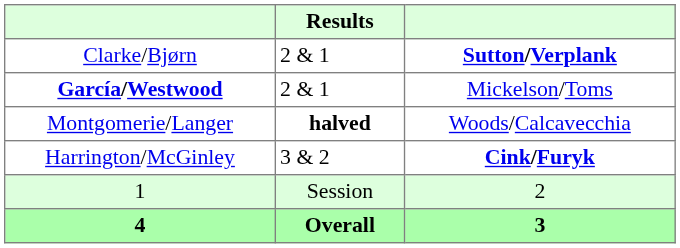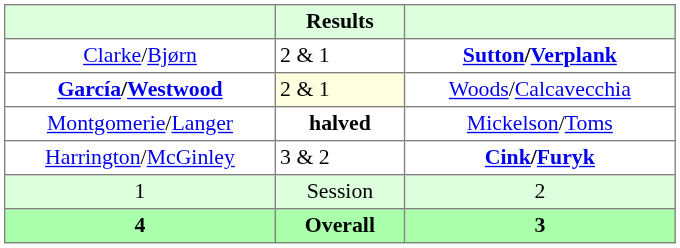(305, 89) no background -> (305, 89) lightyellow background
(540, 89) Mickelson/Toms -> (540, 89) Woods/Calcavecchia
(540, 123) Woods/Calcavecchia -> (540, 123) Mickelson/Toms
